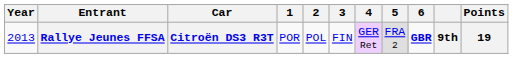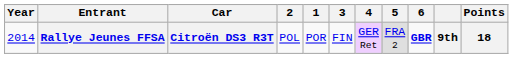columns swapped: (290, 14) <-> (316, 14)
(21, 38) 2013 -> (21, 38) 2014
(484, 38) 19 -> (484, 38) 18
